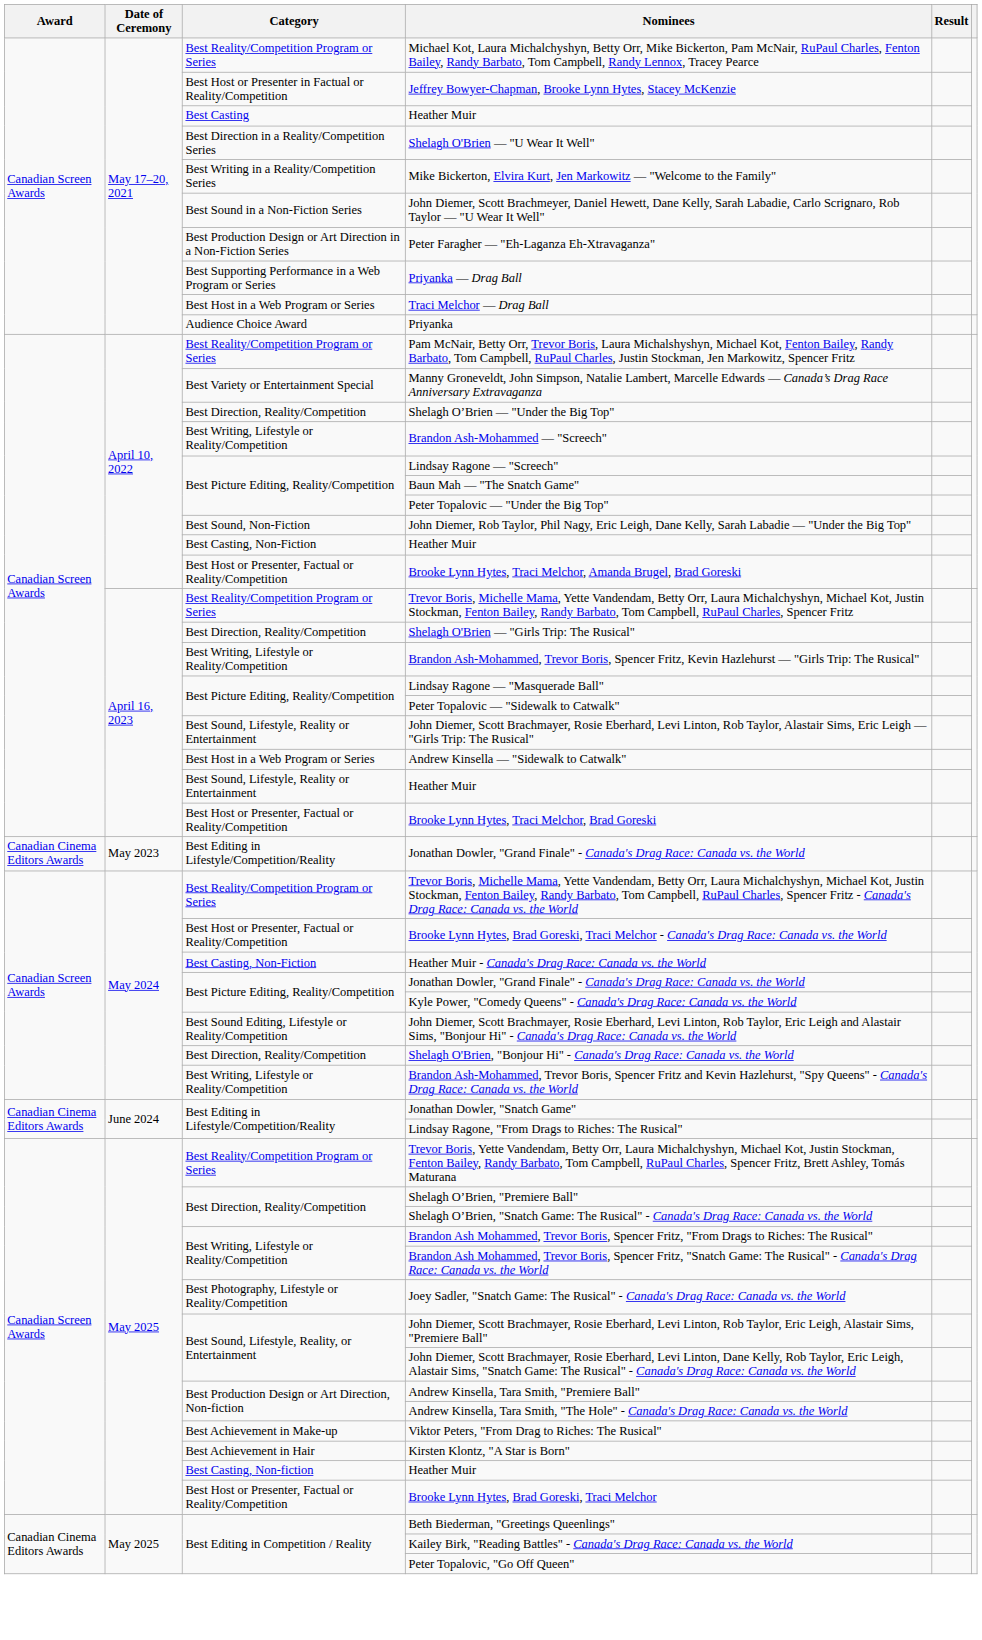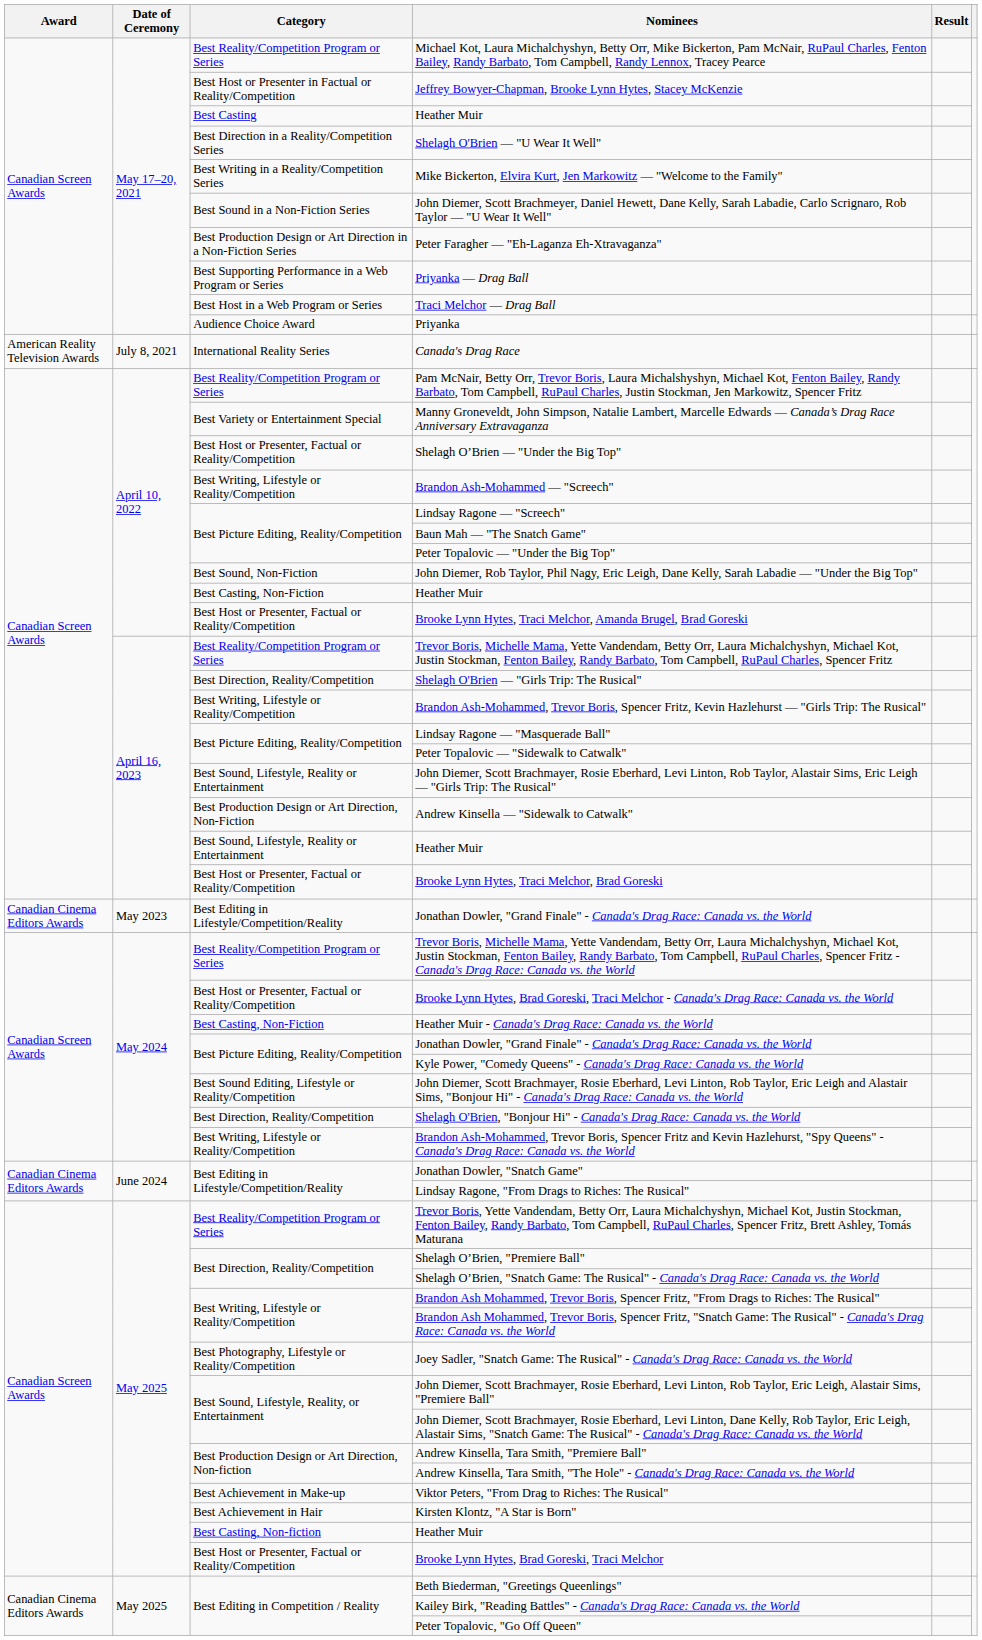+ row: (147, 351)
(276, 412) Best Direction, Reality/Competition -> (277, 452) Best Host or Presenter, Factual or Reality/Competition
(280, 759) Best Host in a Web Program or Series -> (295, 814) Best Production Design or Art Direction, Non-Fiction
